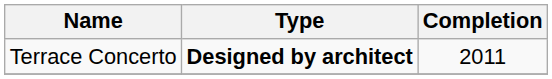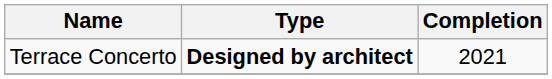(483, 56) 2011 -> (483, 56) 2021
